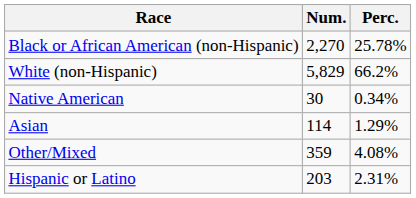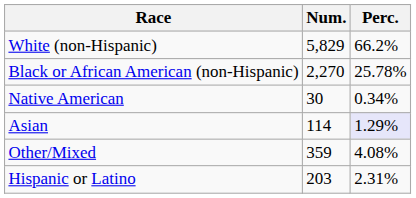rows swapped: (83, 71) <-> (153, 44)
(376, 125) no background -> (376, 125) lavender background
